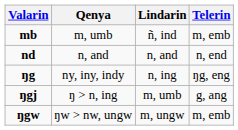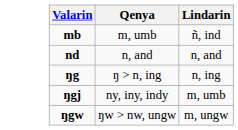- column: (211, 15)
(93, 75) ny, iny, indy -> (137, 75) ŋ > n, ing
(93, 95) ŋ > n, ing -> (137, 95) ny, iny, indy
